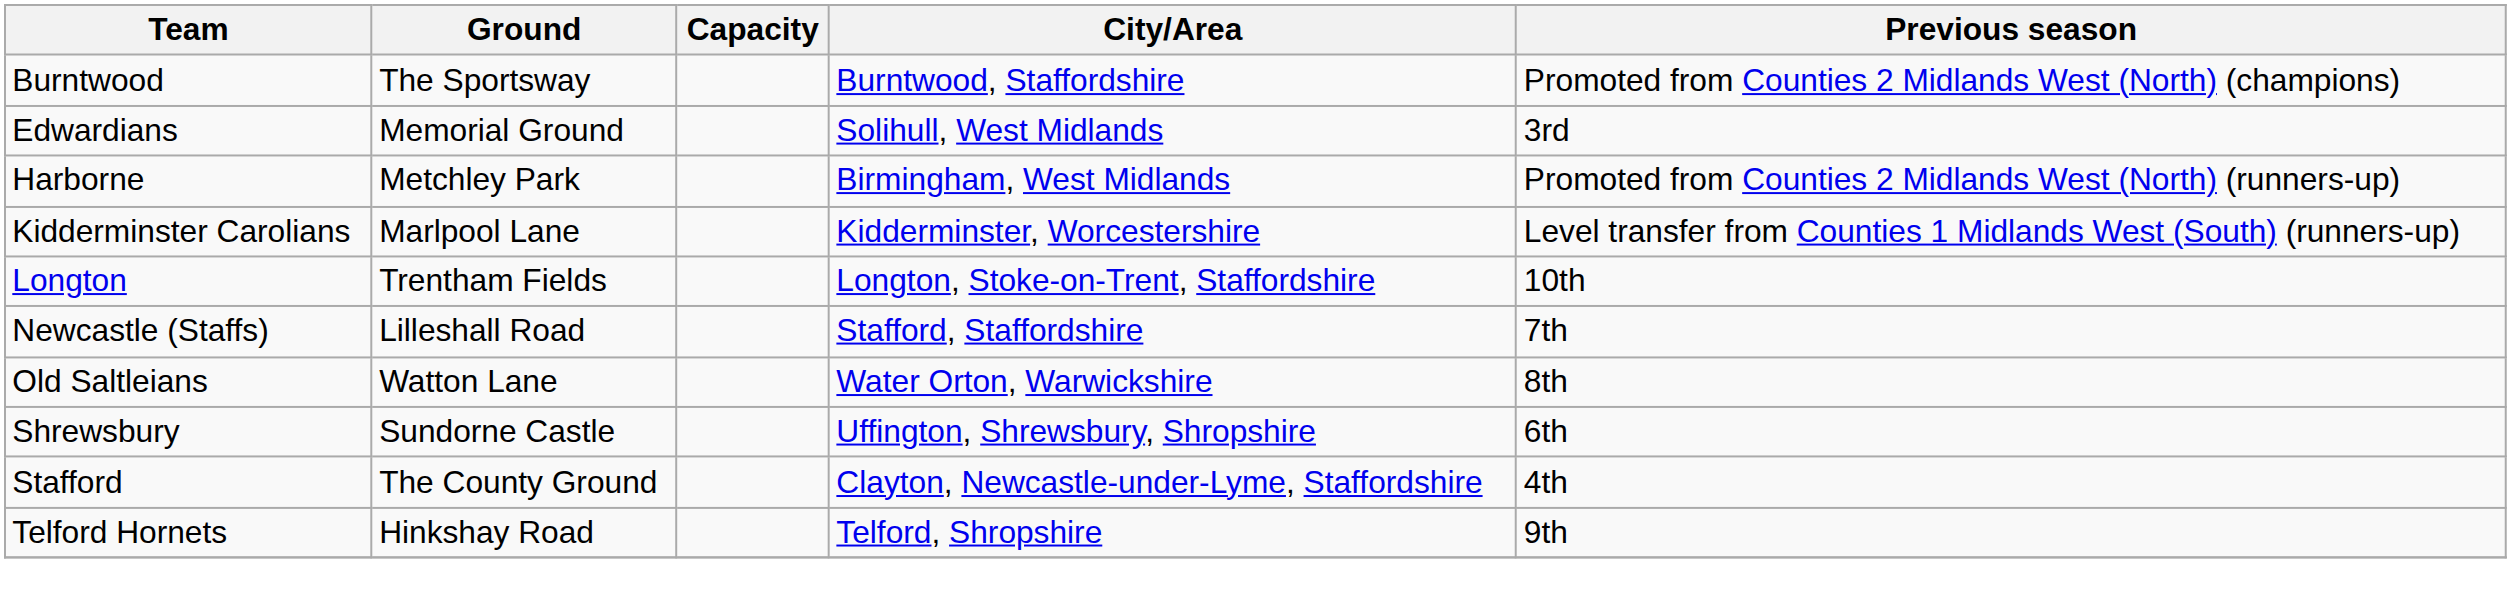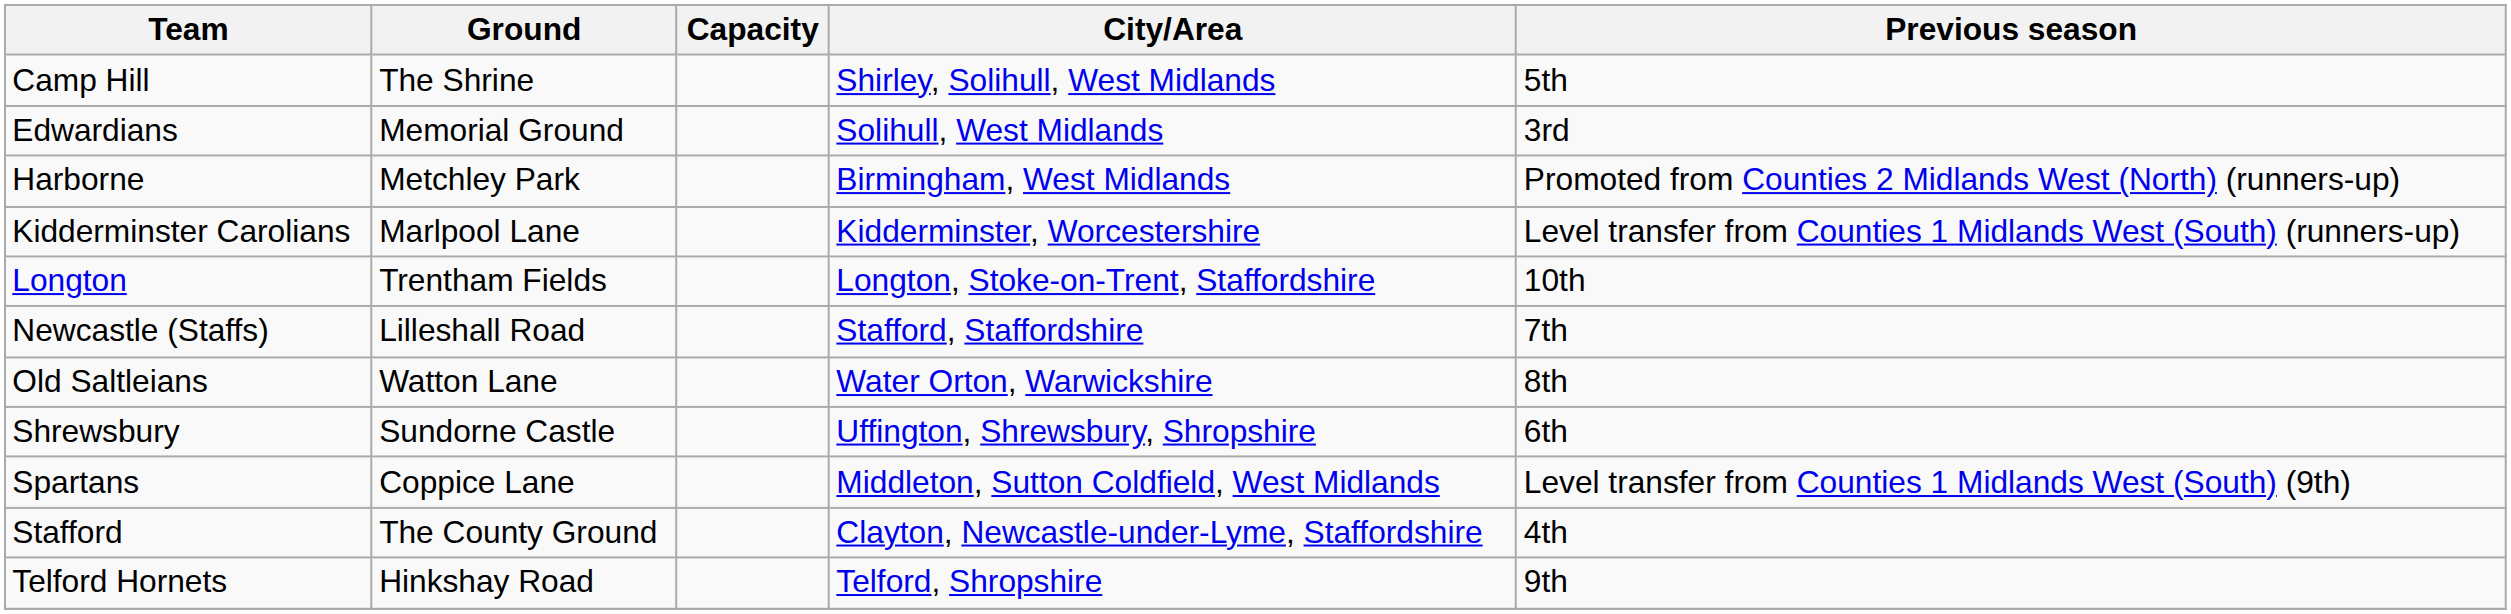- row: (88, 79)
+ row: (81, 79)
+ row: (76, 481)
